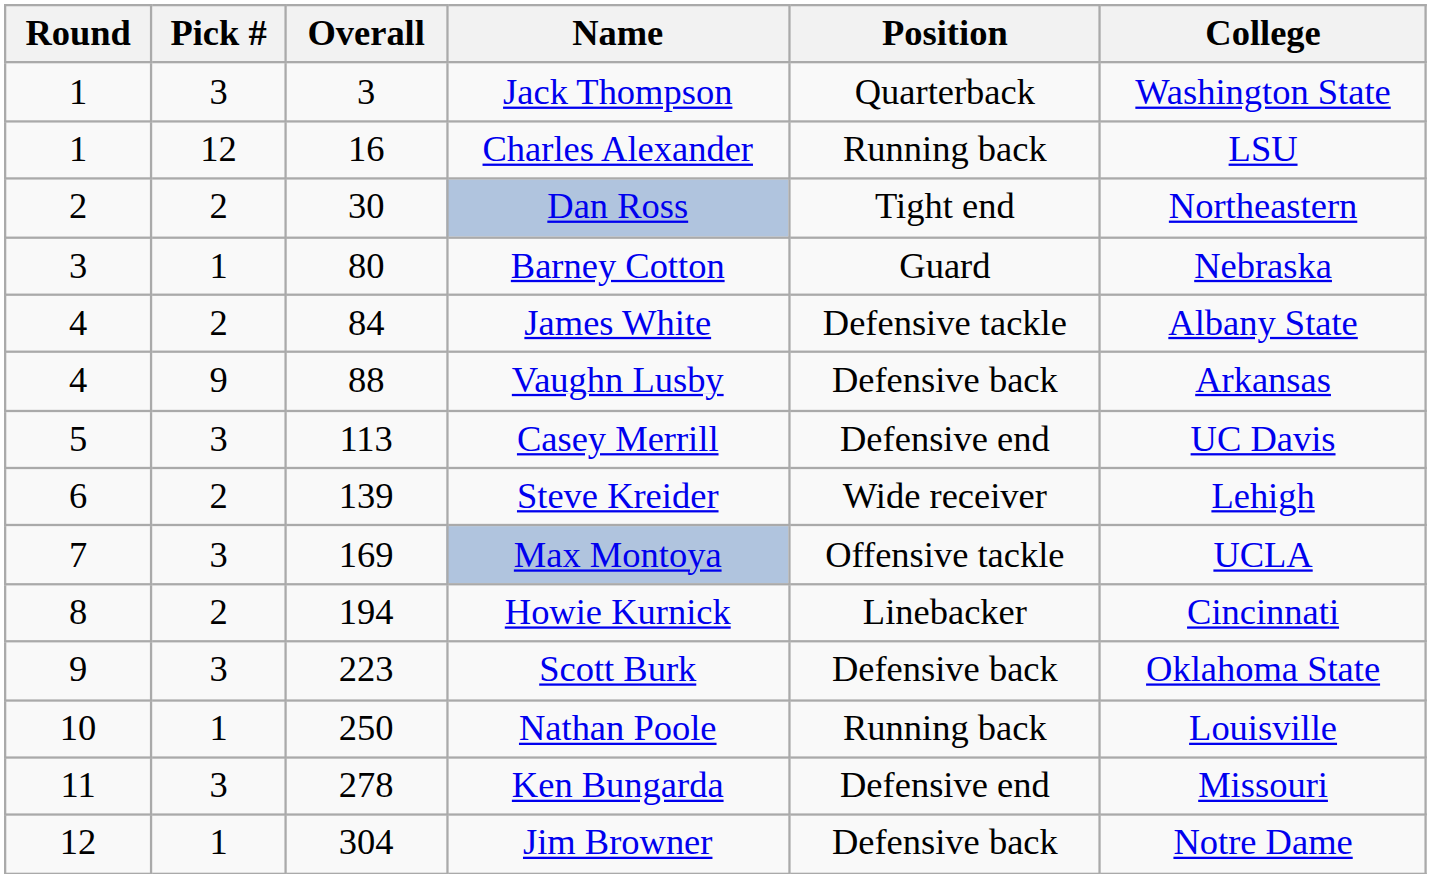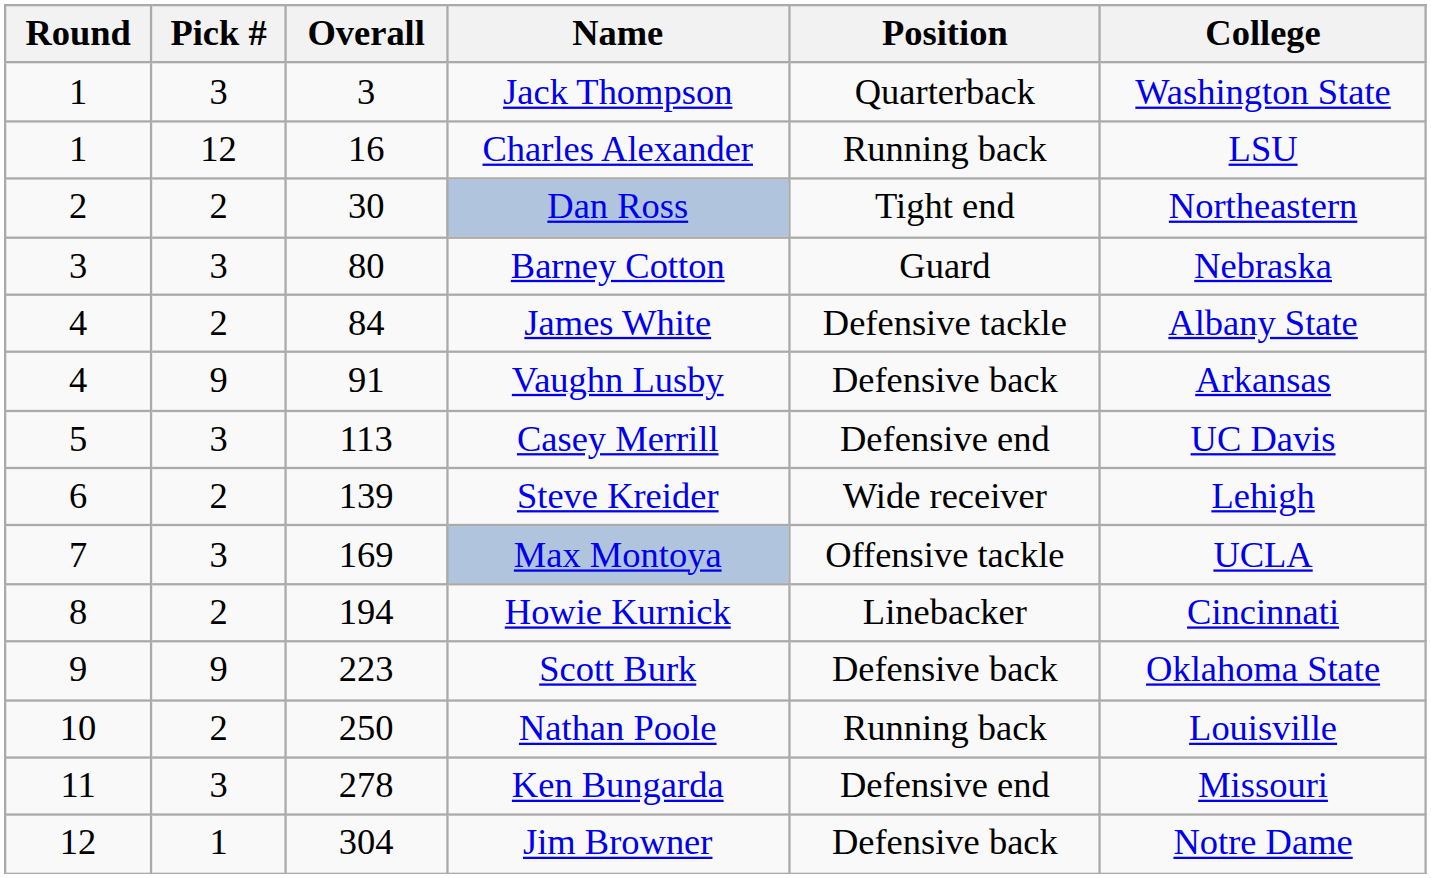(219, 264) 1 -> (219, 264) 3
(366, 380) 88 -> (366, 380) 91
(219, 669) 3 -> (219, 669) 9
(219, 727) 1 -> (219, 727) 2
